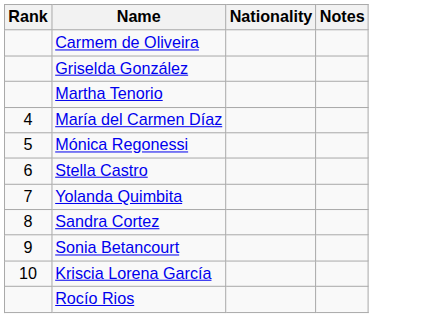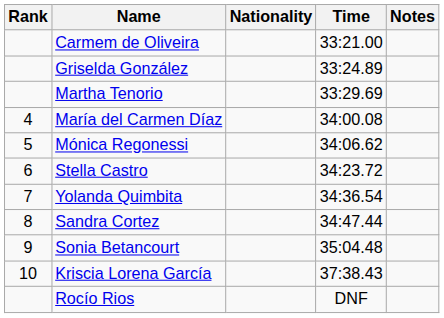+ column: (351, 17)
